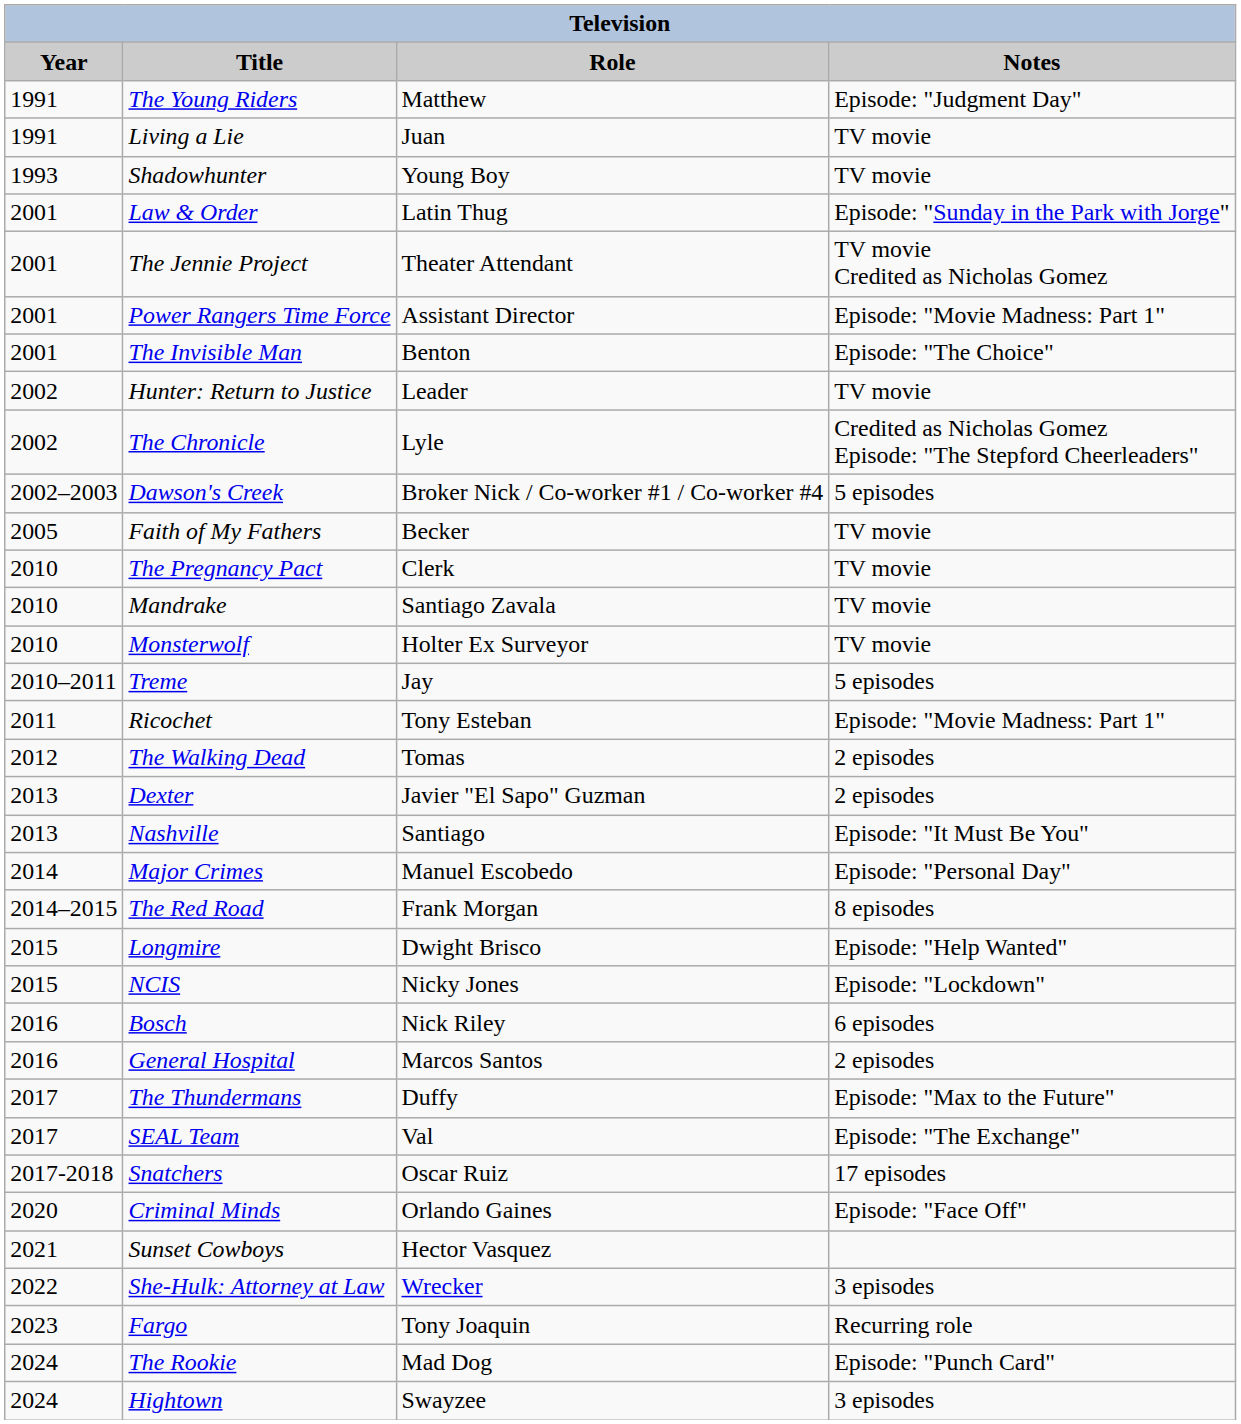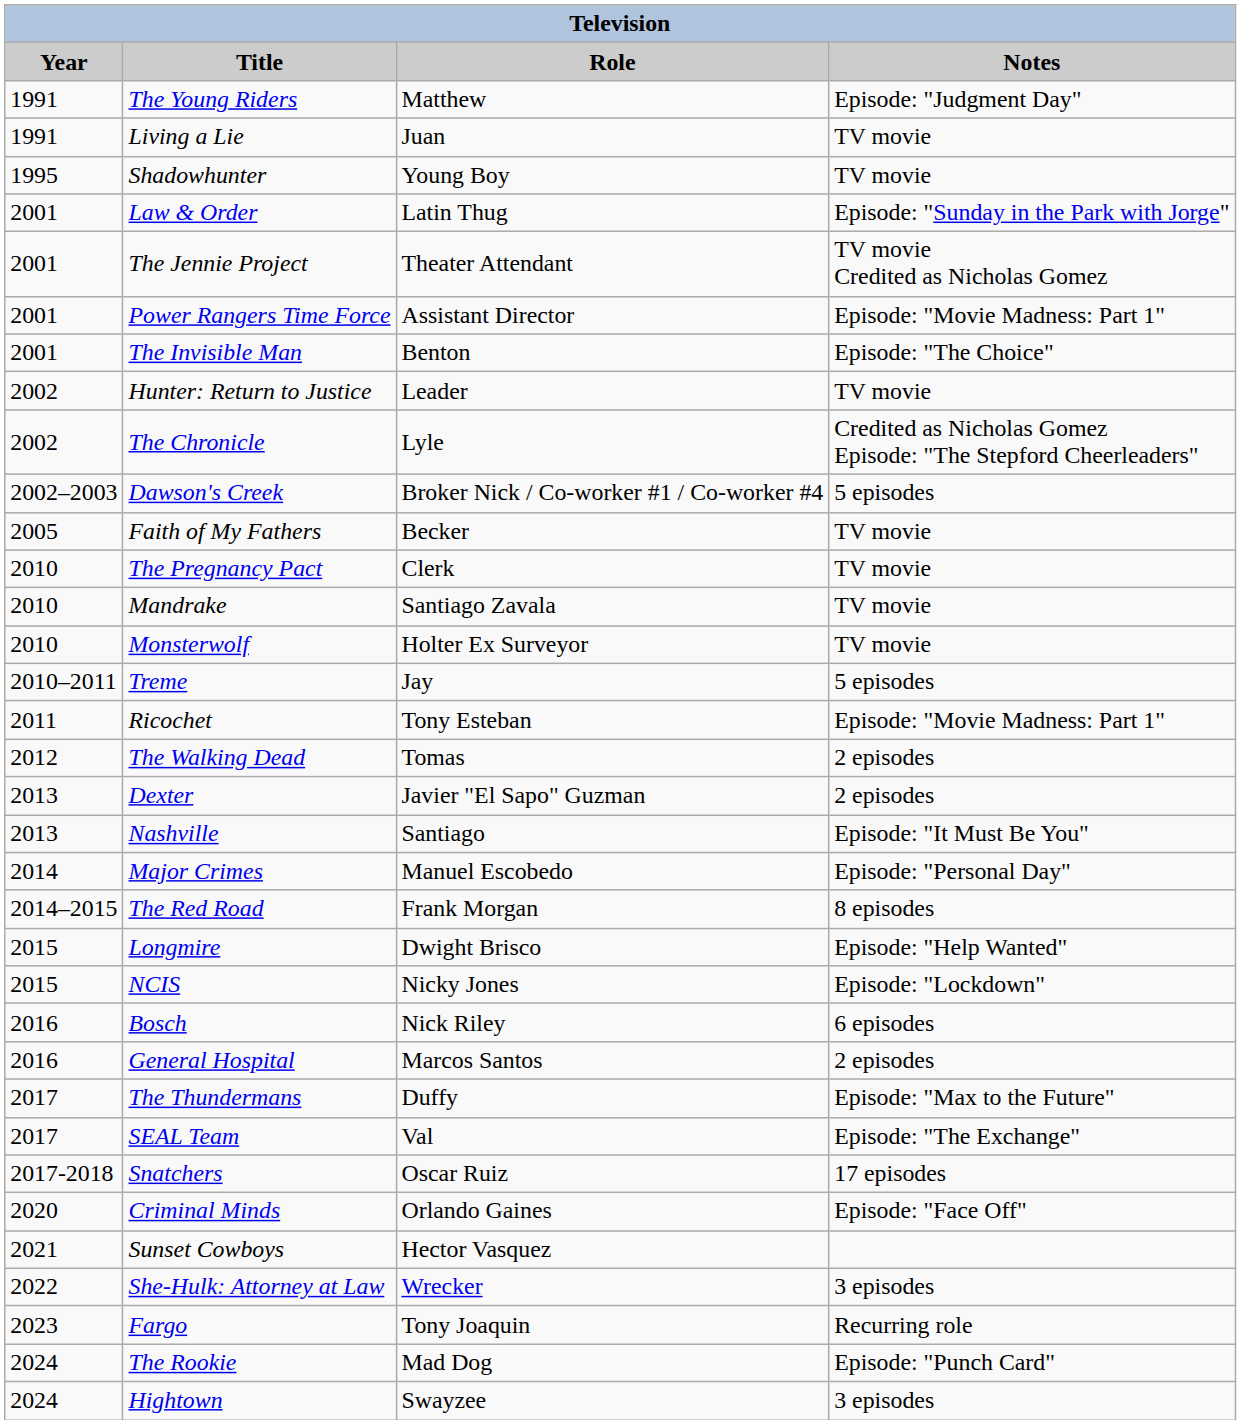(34, 174) 1993 -> (34, 174) 1995
